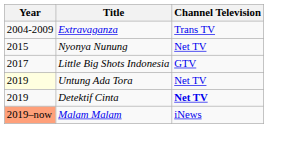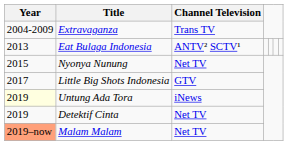+ row: (105, 47)
(190, 81) Net TV -> (188, 98) iNews
(191, 98) bold -> (190, 115) normal
(188, 115) iNews -> (190, 132) Net TV
